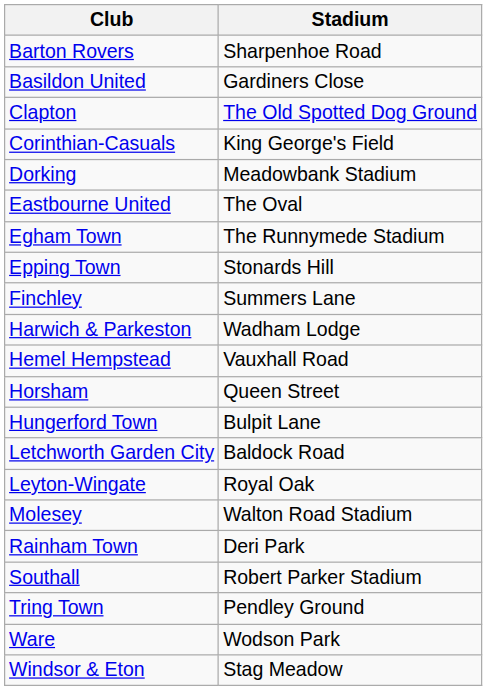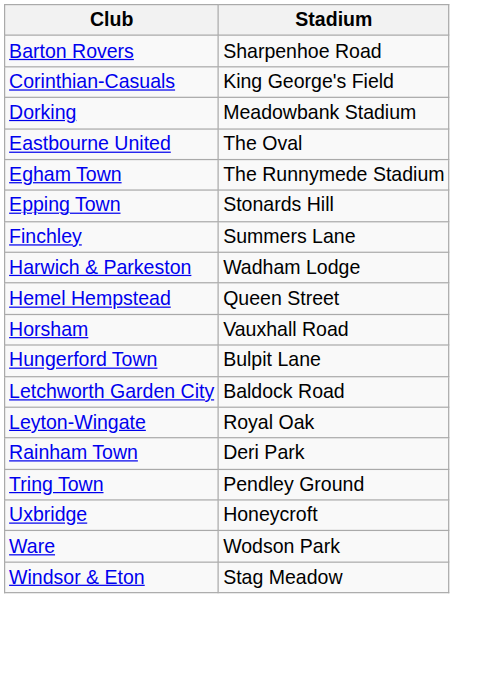- row: (77, 81)
- row: (43, 112)
(286, 360) Vauxhall Road -> (281, 298) Queen Street
(281, 391) Queen Street -> (286, 329) Vauxhall Road
- row: (45, 515)
- row: (44, 577)
+ row: (48, 515)
